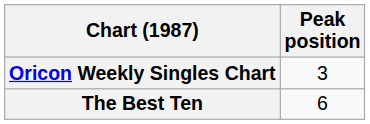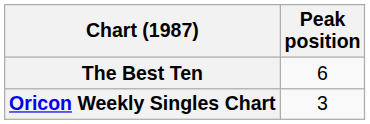rows swapped: (142, 72) <-> (142, 103)
